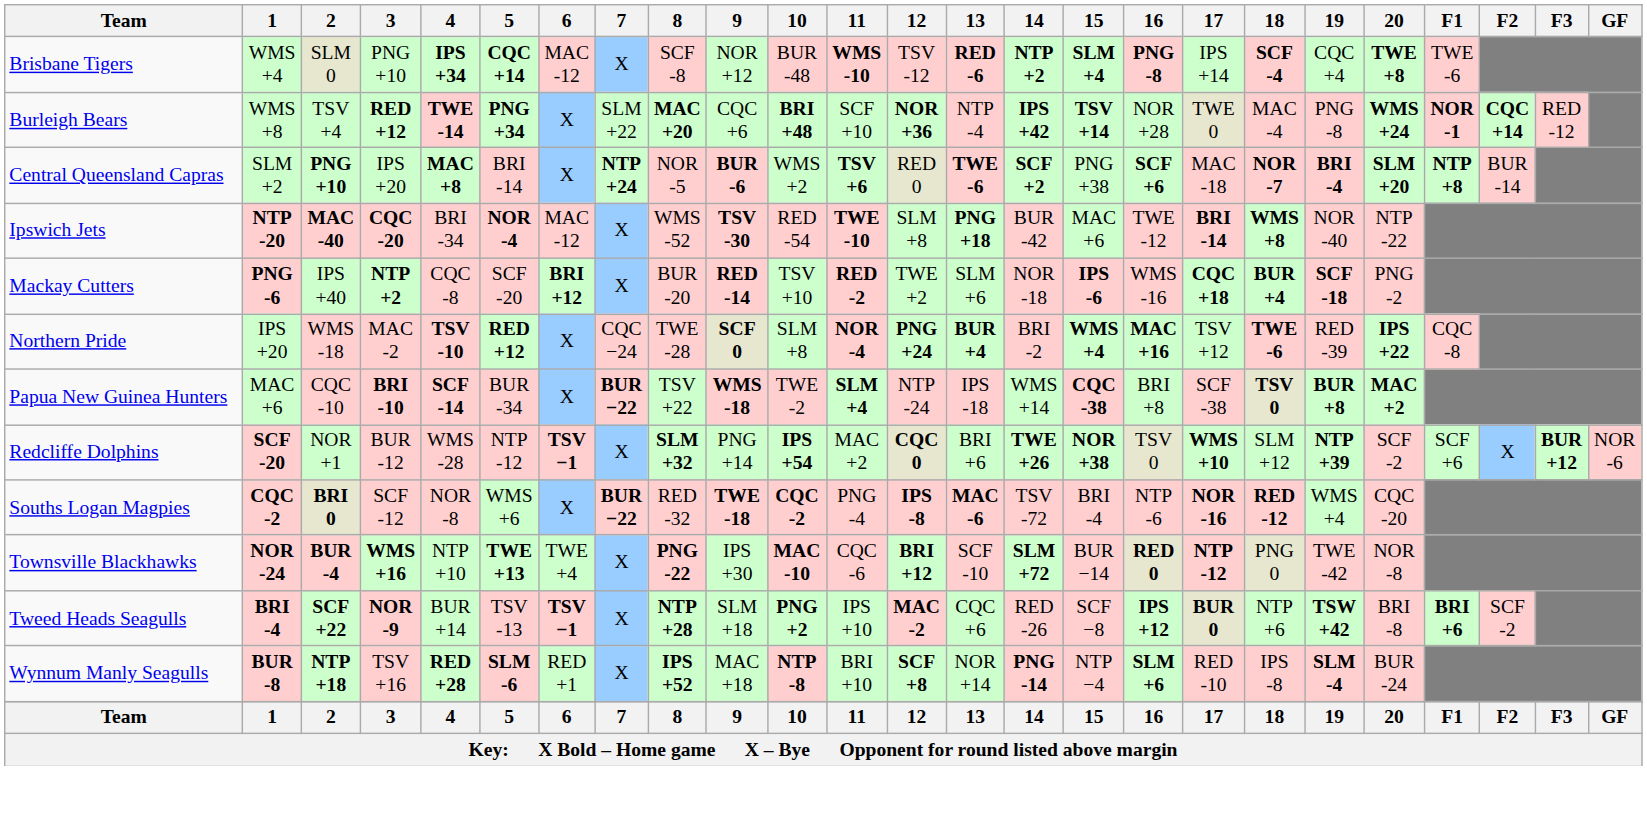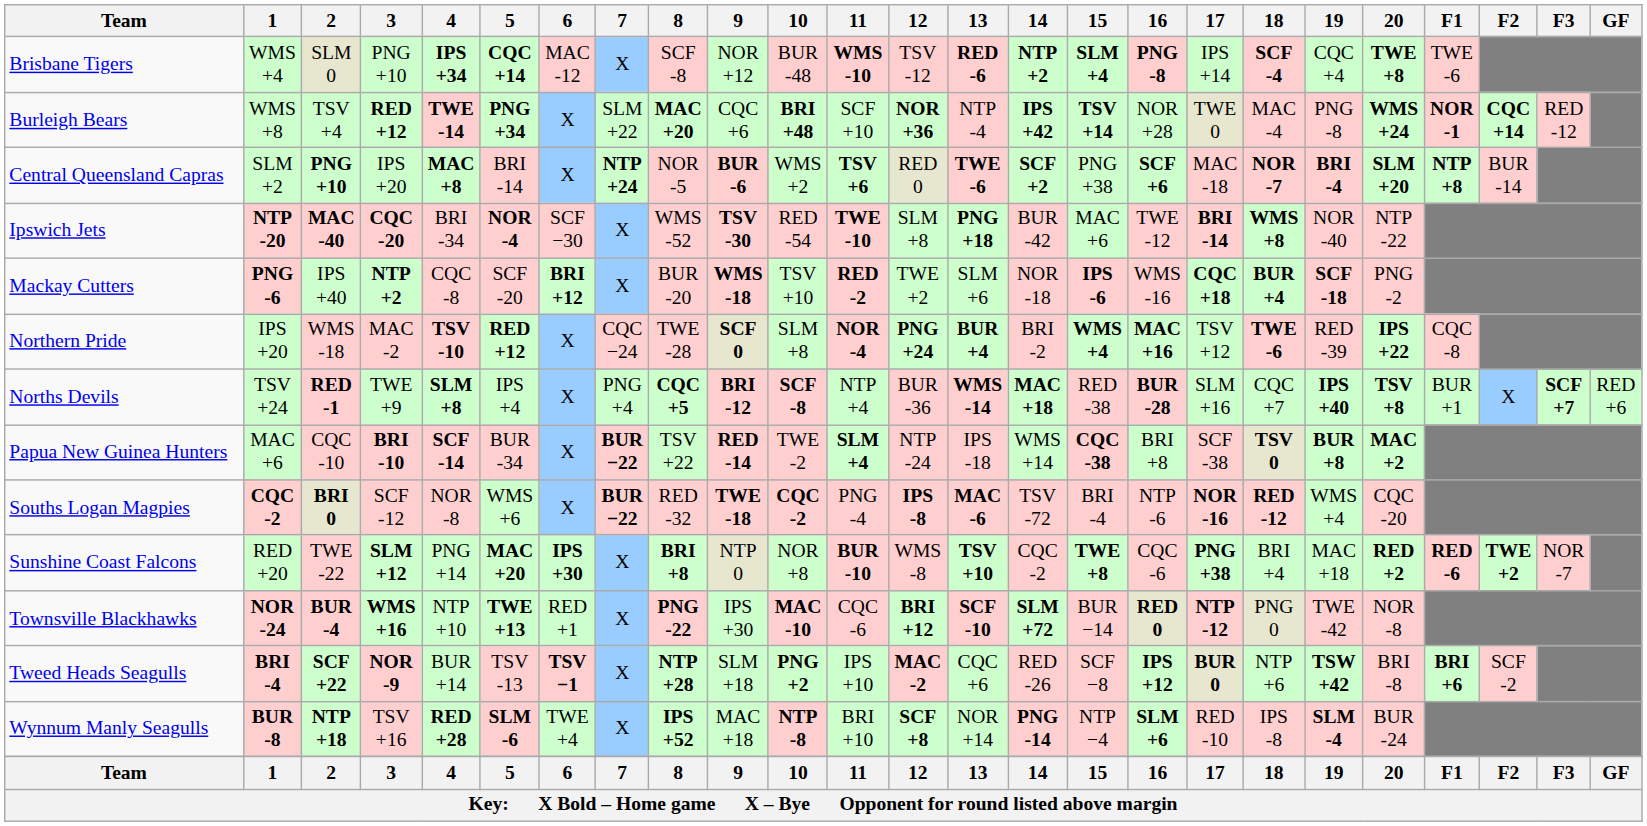(567, 230) MAC -12 -> (567, 230) SCF −30
(737, 285) RED -14 -> (738, 285) WMS -18
+ row: (64, 396)
(737, 396) WMS -18 -> (738, 451) RED -14
- row: (84, 451)
+ row: (103, 562)
(567, 562) TWE +4 -> (567, 617) RED +1
(975, 562) normal -> (978, 617) bold
(567, 672) RED +1 -> (567, 728) TWE +4
